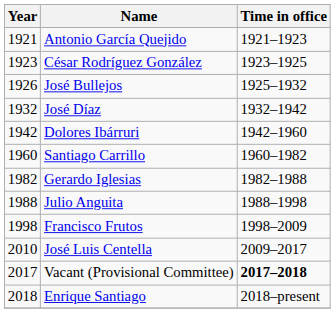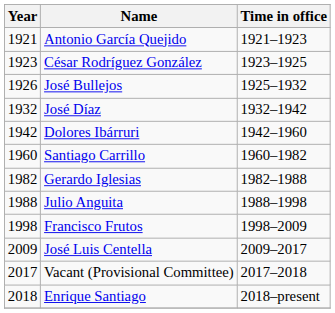(23, 249) 2010 -> (23, 249) 2009
(274, 272) bold -> (274, 272) normal
